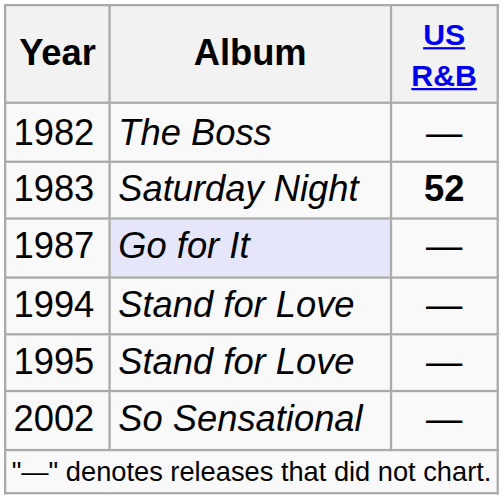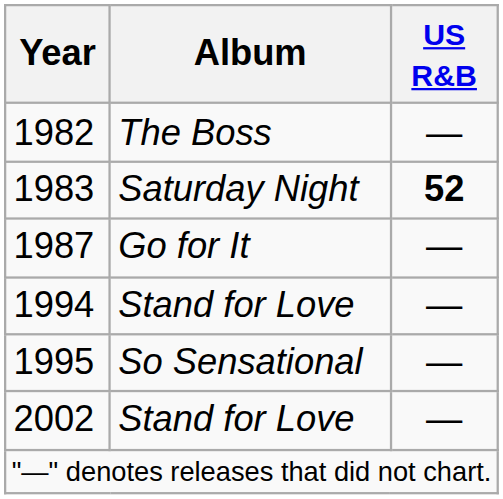(184, 246) lavender background -> (184, 246) no background
(236, 362) Stand for Love -> (240, 362) So Sensational
(240, 419) So Sensational -> (236, 419) Stand for Love
